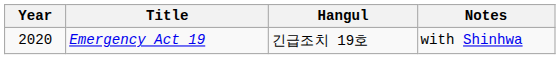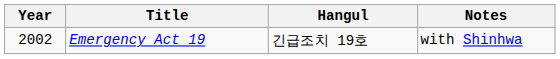(35, 41) 2020 -> (35, 41) 2002
